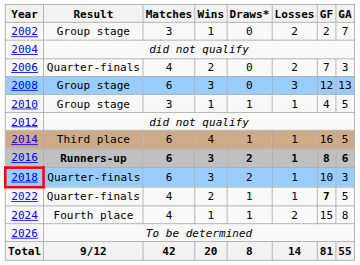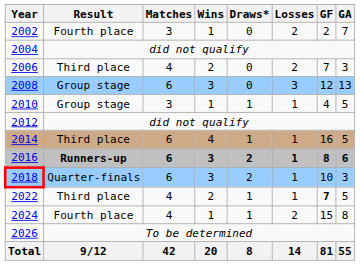(93, 31) Group stage -> (93, 31) Fourth place
(93, 67) Quarter-finals -> (93, 67) Third place
(93, 196) Quarter-finals -> (93, 196) Third place
